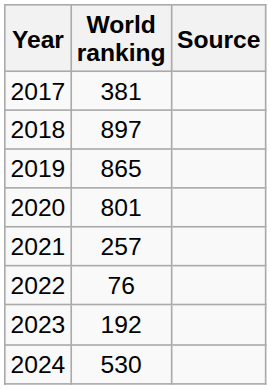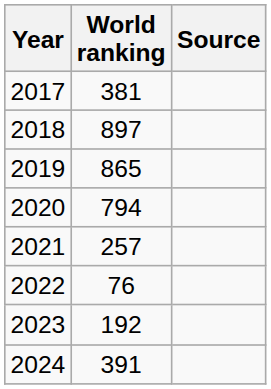(121, 208) 801 -> (121, 208) 794
(121, 364) 530 -> (121, 364) 391
